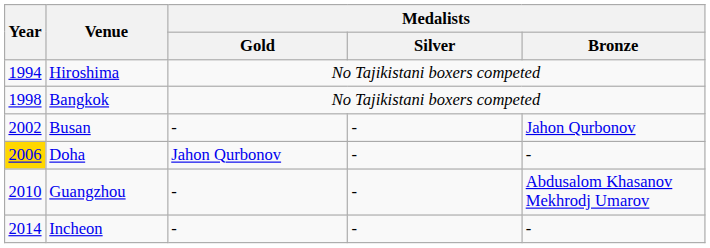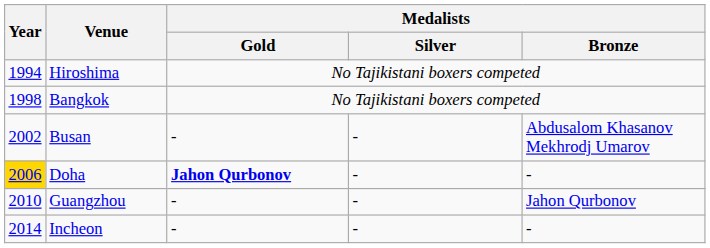(581, 127) Jahon Qurbonov -> (599, 137) Abdusalom Khasanov Mekhrodj Umarov
(226, 155) normal -> (231, 174) bold
(599, 192) Abdusalom Khasanov Mekhrodj Umarov -> (581, 201) Jahon Qurbonov
